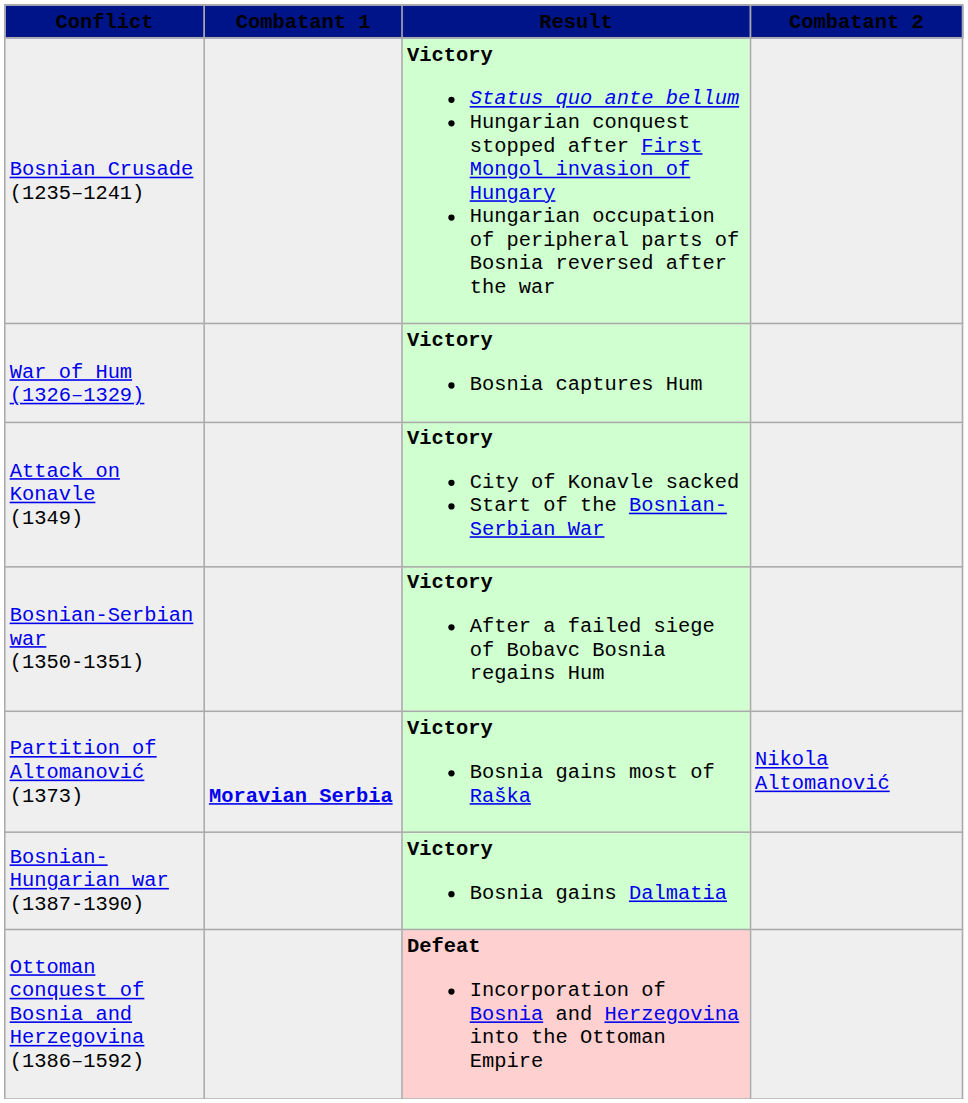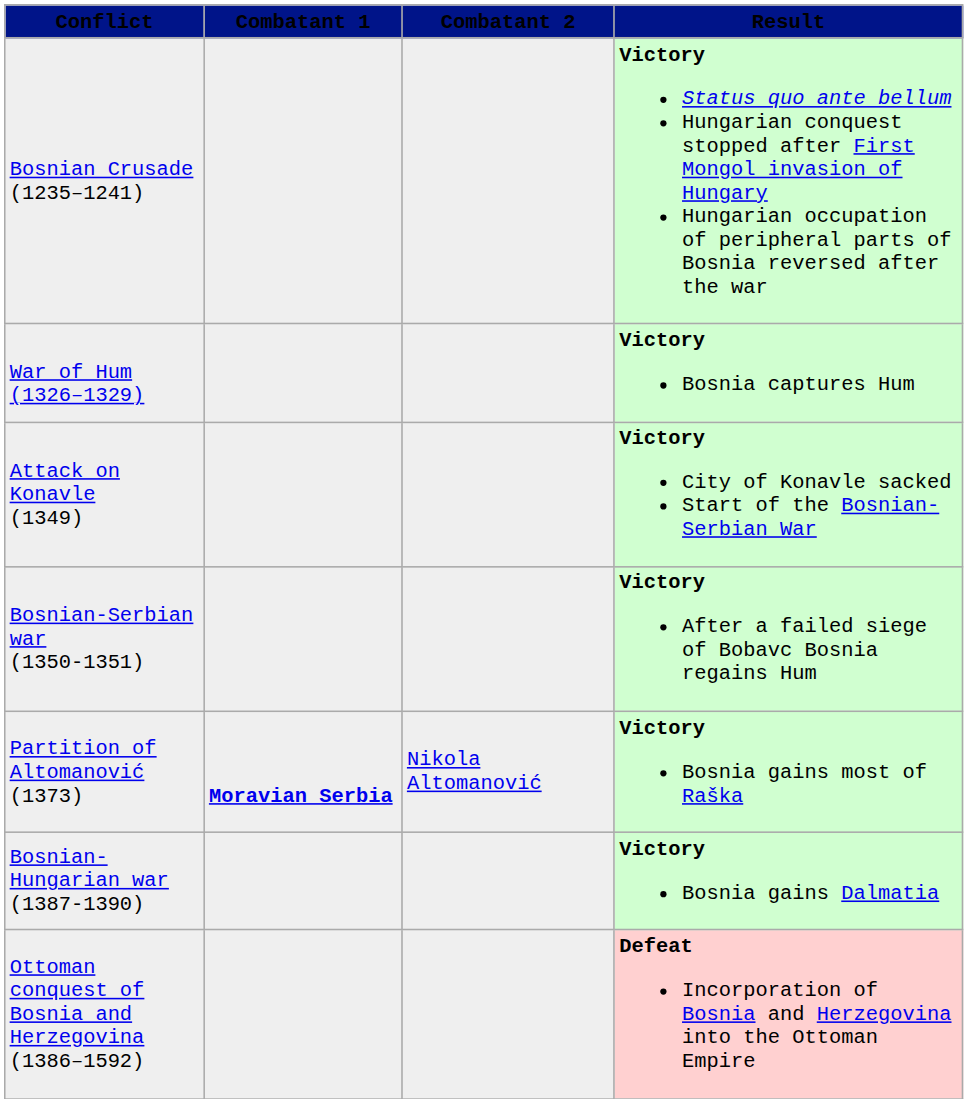columns swapped: (856, 21) <-> (576, 21)
